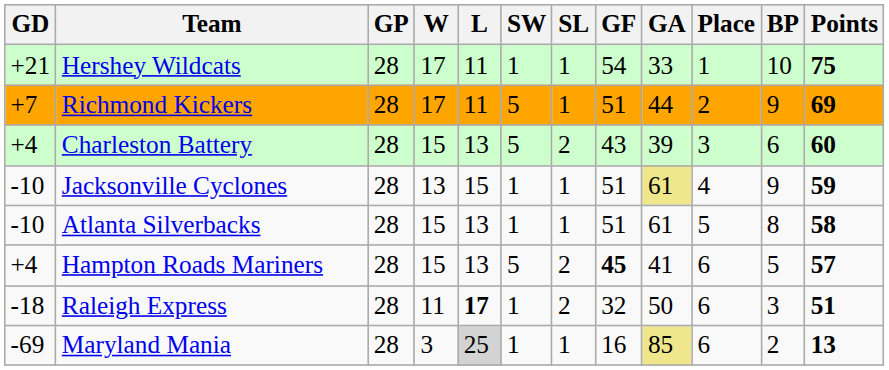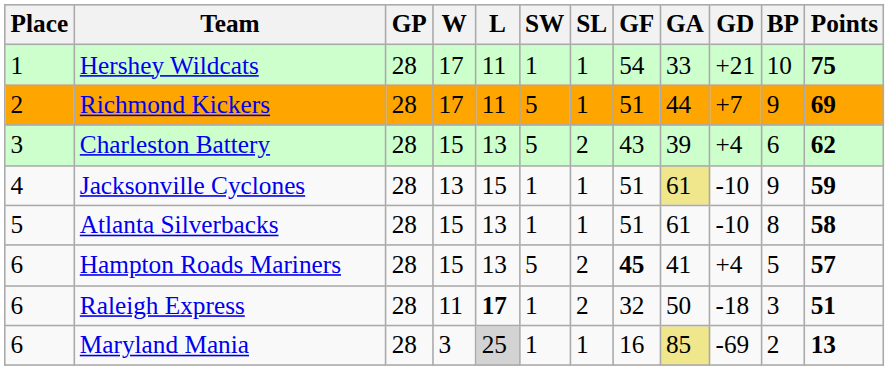columns swapped: (726, 24) <-> (30, 24)
(823, 144) 60 -> (823, 144) 62
